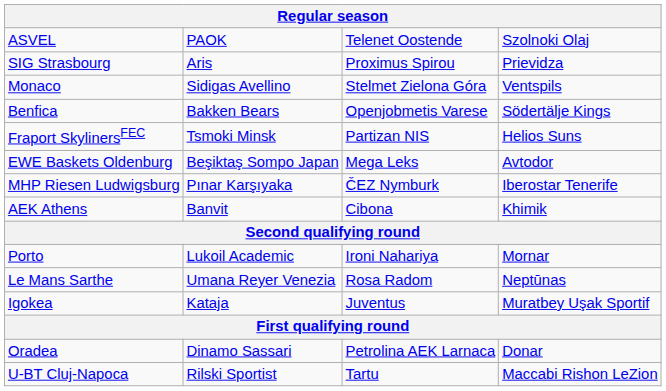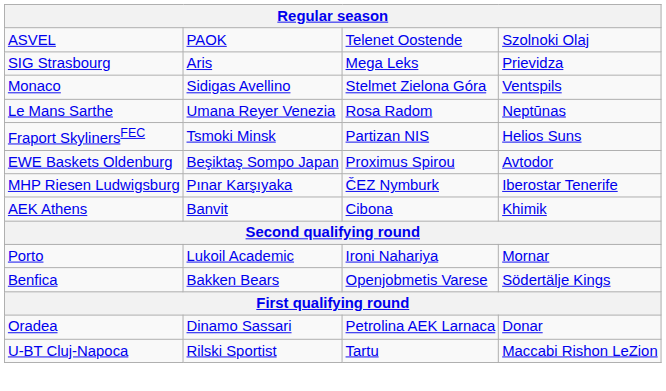(400, 63) Proximus Spirou -> (382, 63) Mega Leks
rows swapped: (60, 279) <-> (33, 110)
(382, 161) Mega Leks -> (400, 161) Proximus Spirou
- row: (30, 303)
